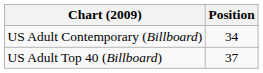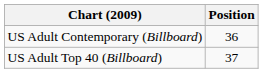(232, 36) 34 -> (232, 36) 36
